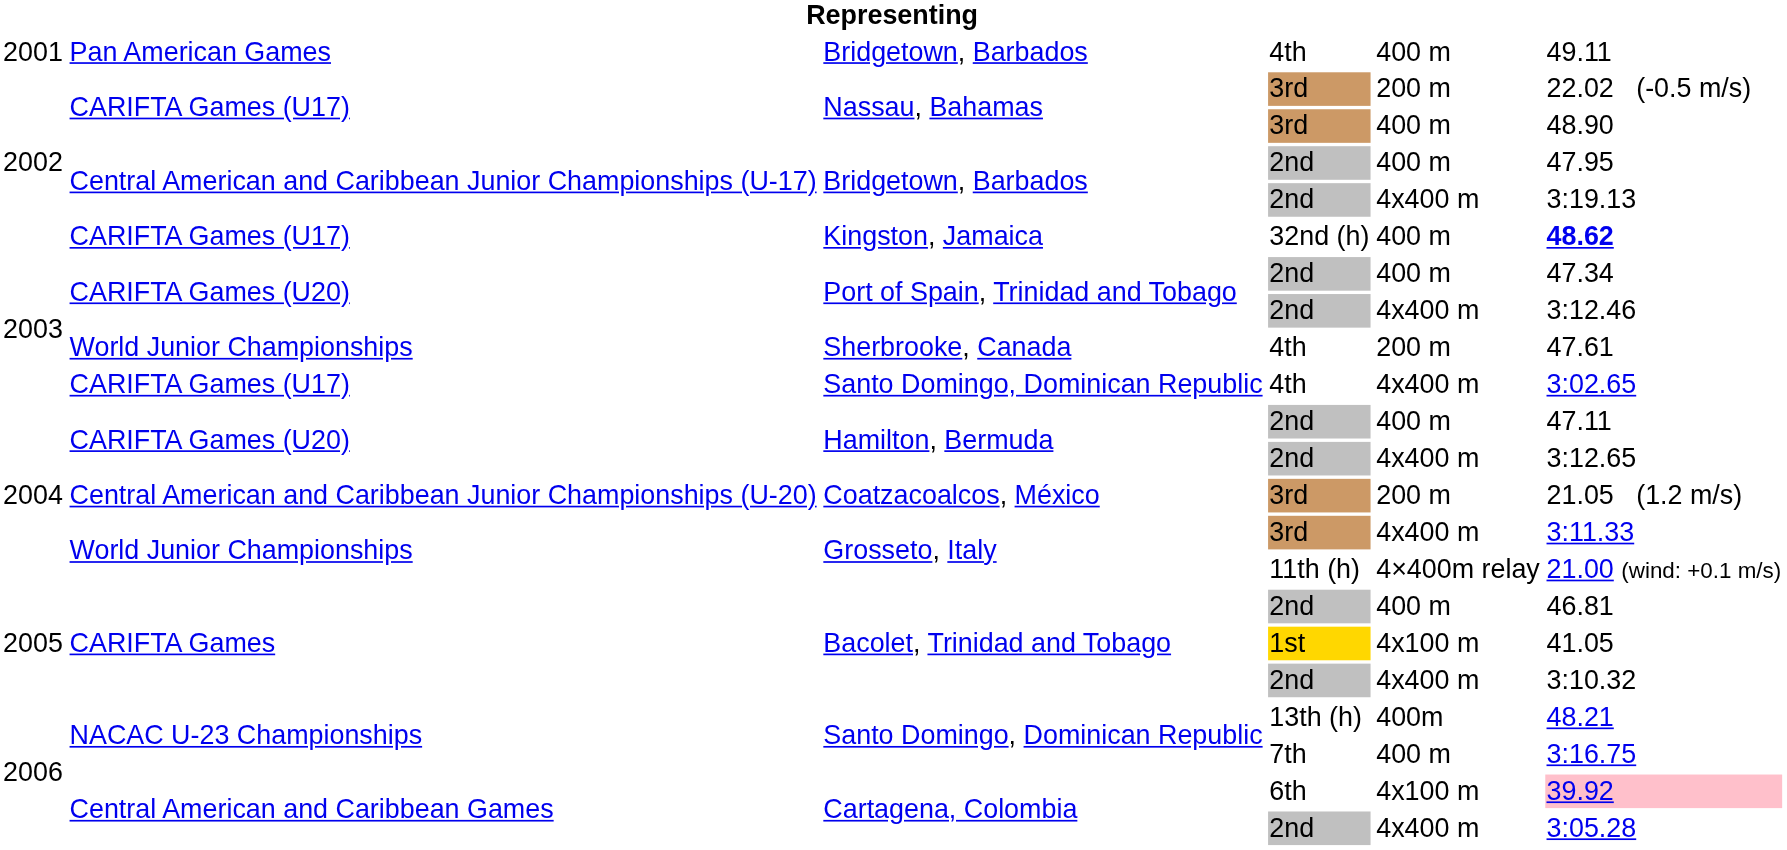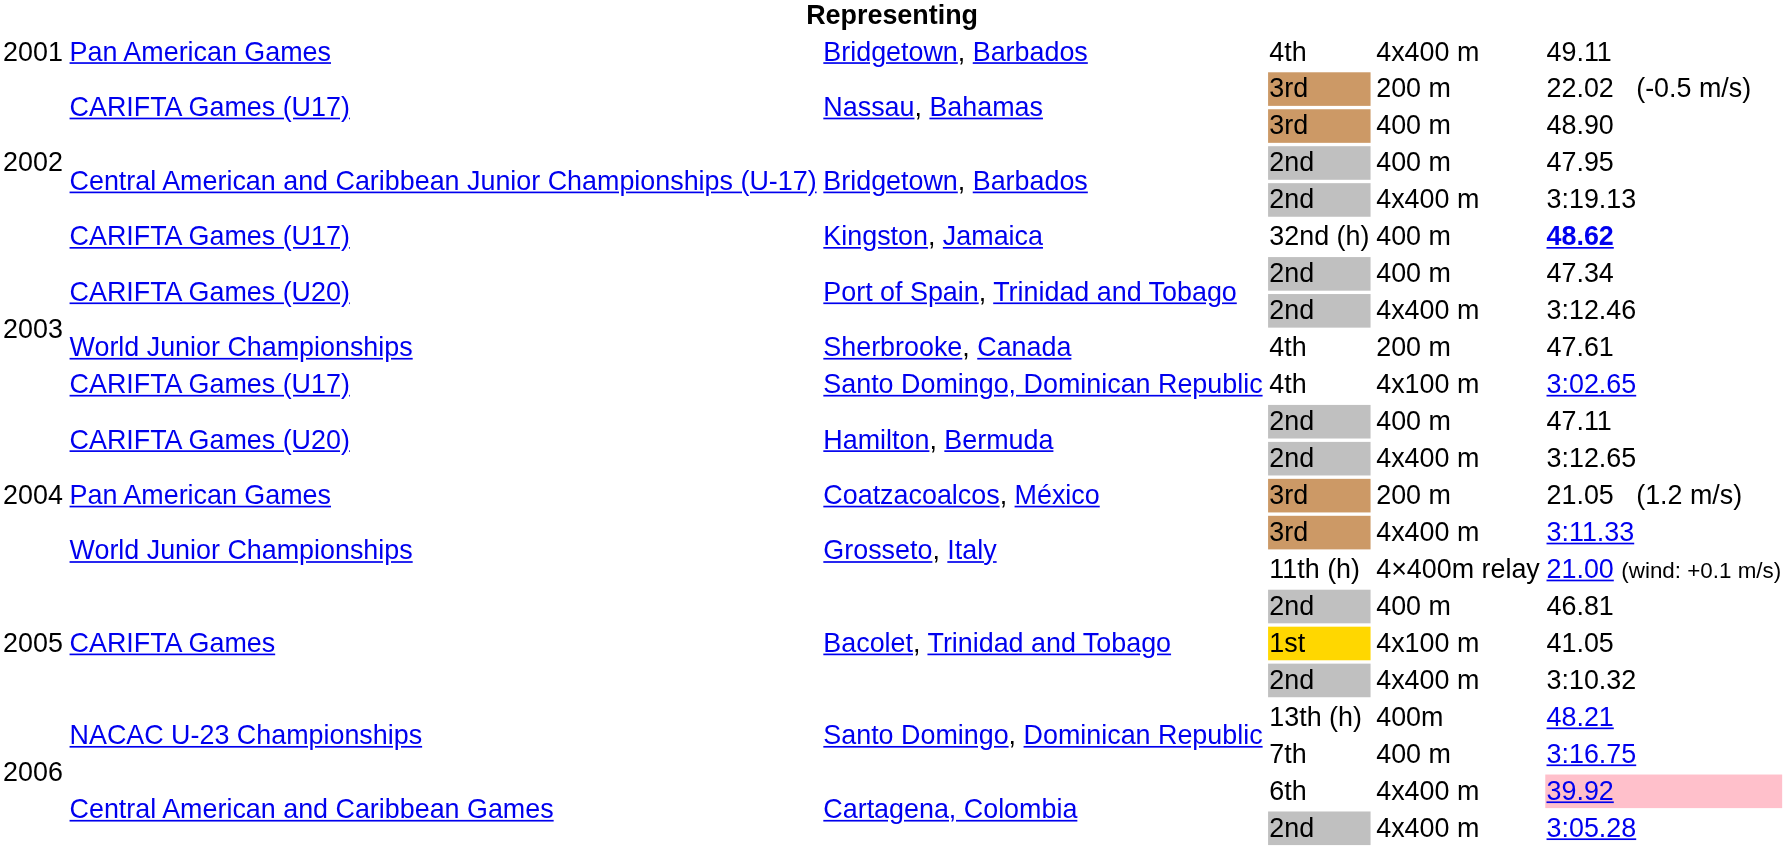(1414, 51) 400 m -> (1428, 51) 4x400 m
(1428, 384) 4x400 m -> (1428, 384) 4x100 m
(443, 495) Central American and Caribbean Junior Championships (U-20) -> (200, 495) Pan American Games
(1428, 790) 4x100 m -> (1428, 790) 4x400 m
